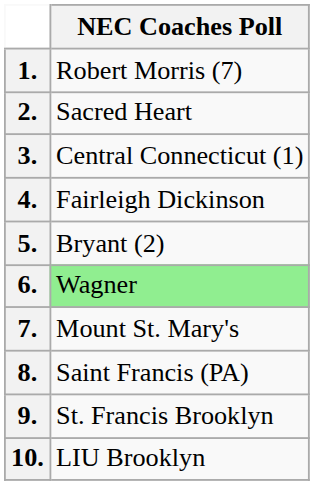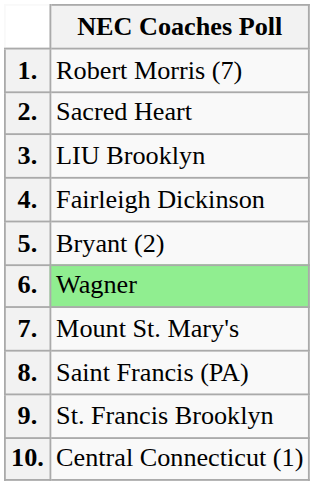(180, 156) Central Connecticut (1) -> (131, 156) LIU Brooklyn
(131, 458) LIU Brooklyn -> (180, 458) Central Connecticut (1)
